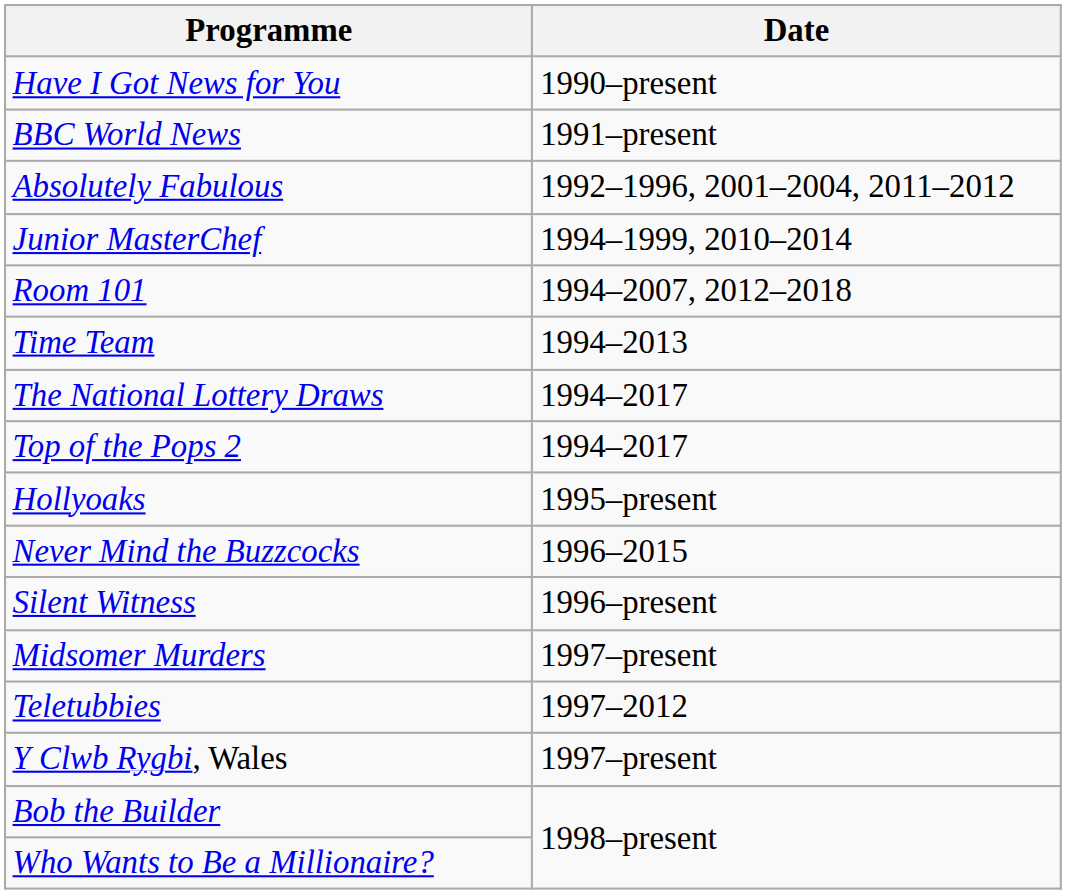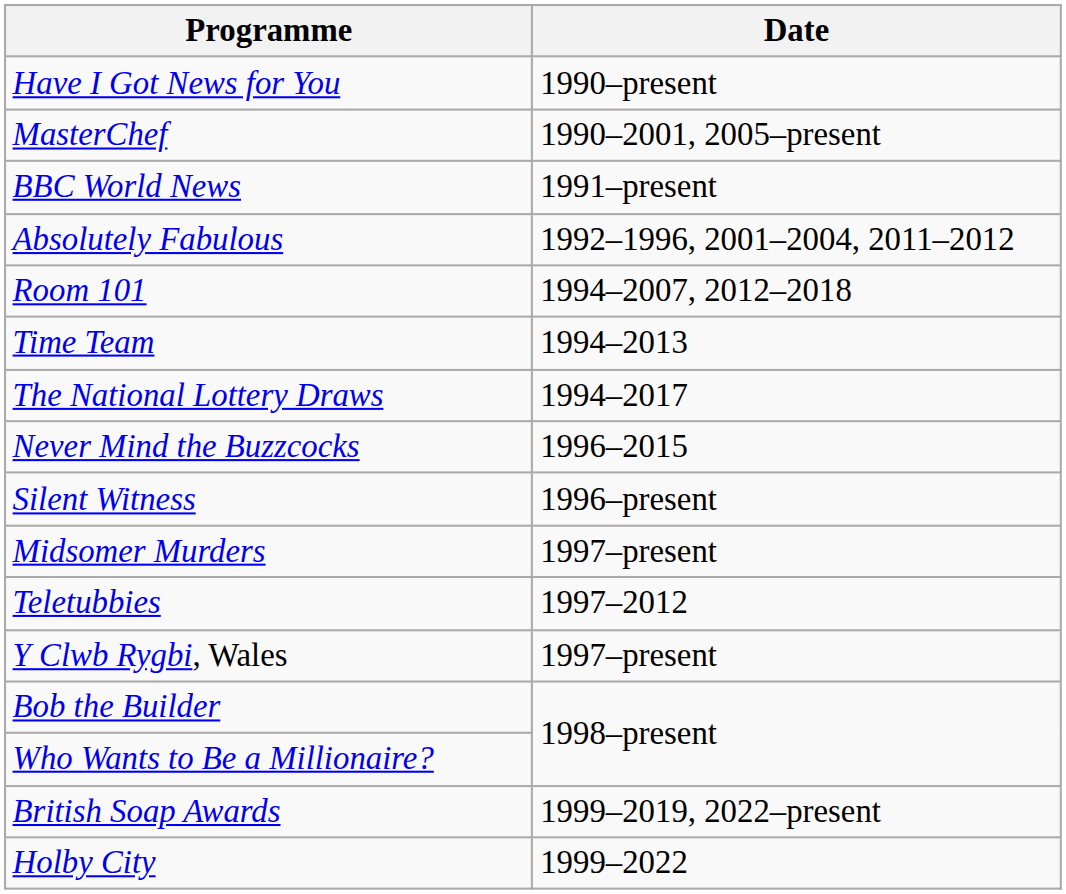+ row: (90, 134)
- row: (137, 238)
- row: (127, 446)
- row: (79, 498)
+ row: (147, 810)
+ row: (84, 862)
